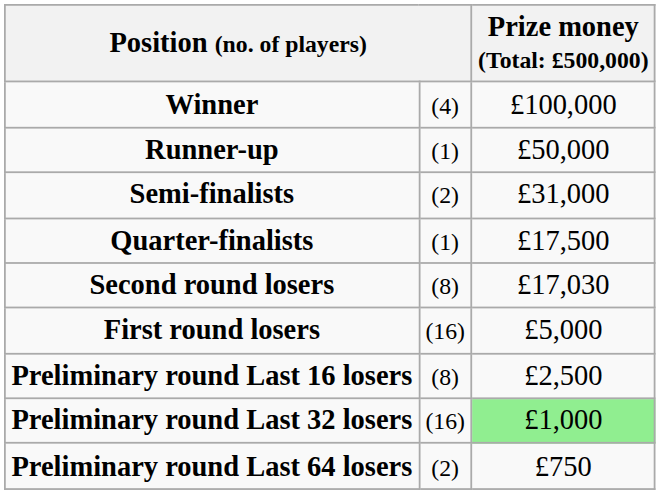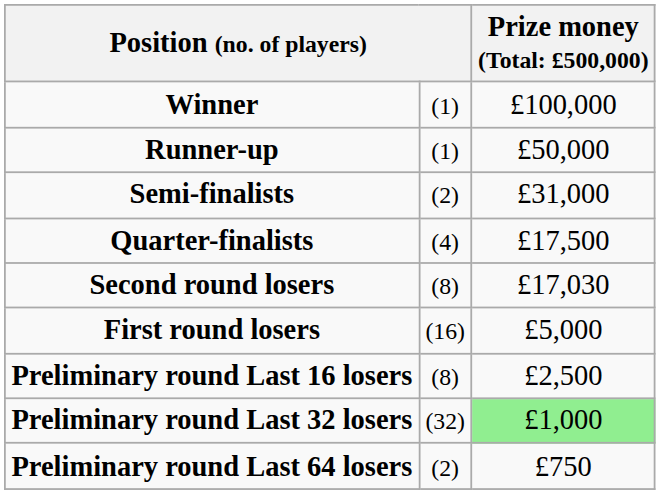(445, 106) (4) -> (445, 106) (1)
(445, 241) (1) -> (445, 241) (4)
(445, 422) (16) -> (445, 422) (32)
